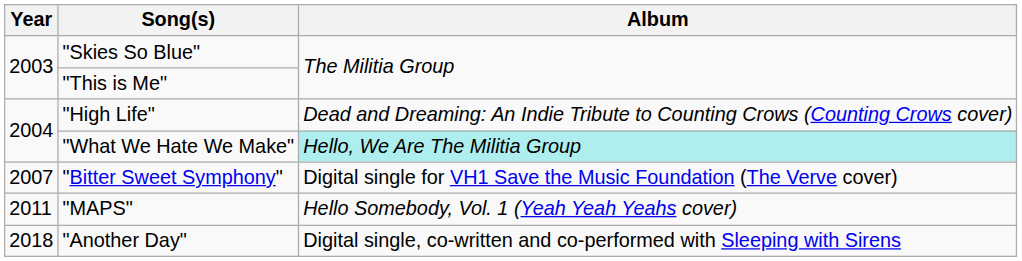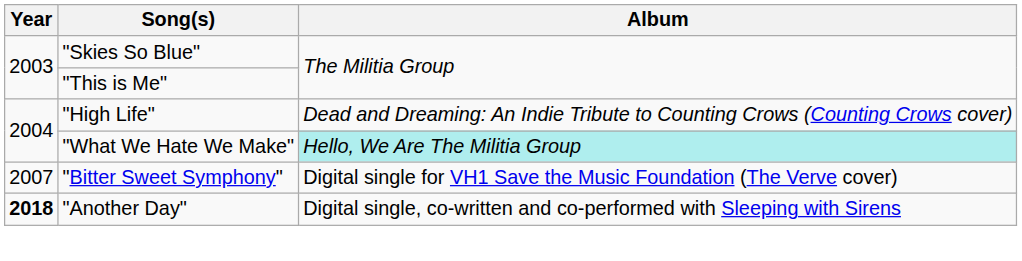- row: (98, 209)
(31, 240) normal -> (31, 209) bold
